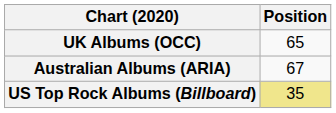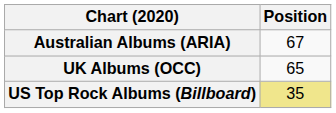rows swapped: (132, 68) <-> (132, 42)
